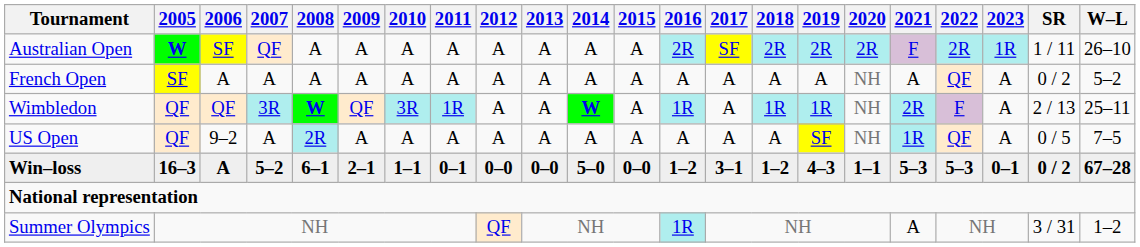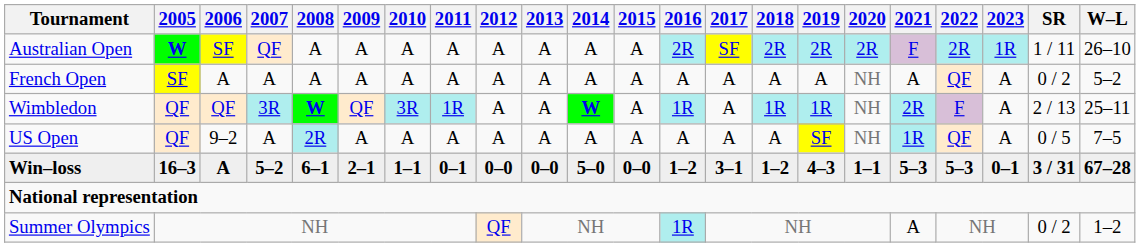(1054, 167) 0 / 2 -> (1054, 167) 3 / 31
(1054, 227) 3 / 31 -> (1054, 227) 0 / 2
